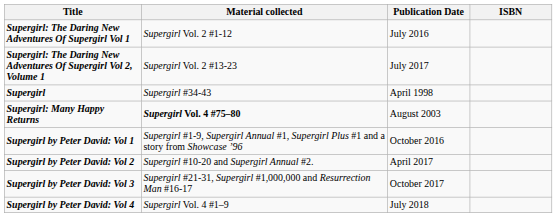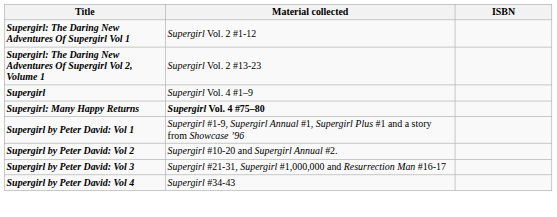- column: (429, 12)
(177, 93) Supergirl #34-43 -> (210, 93) Supergirl Vol. 4 #1–9
(186, 205) Supergirl Vol. 4 #1–9 -> (201, 182) Supergirl #34-43
